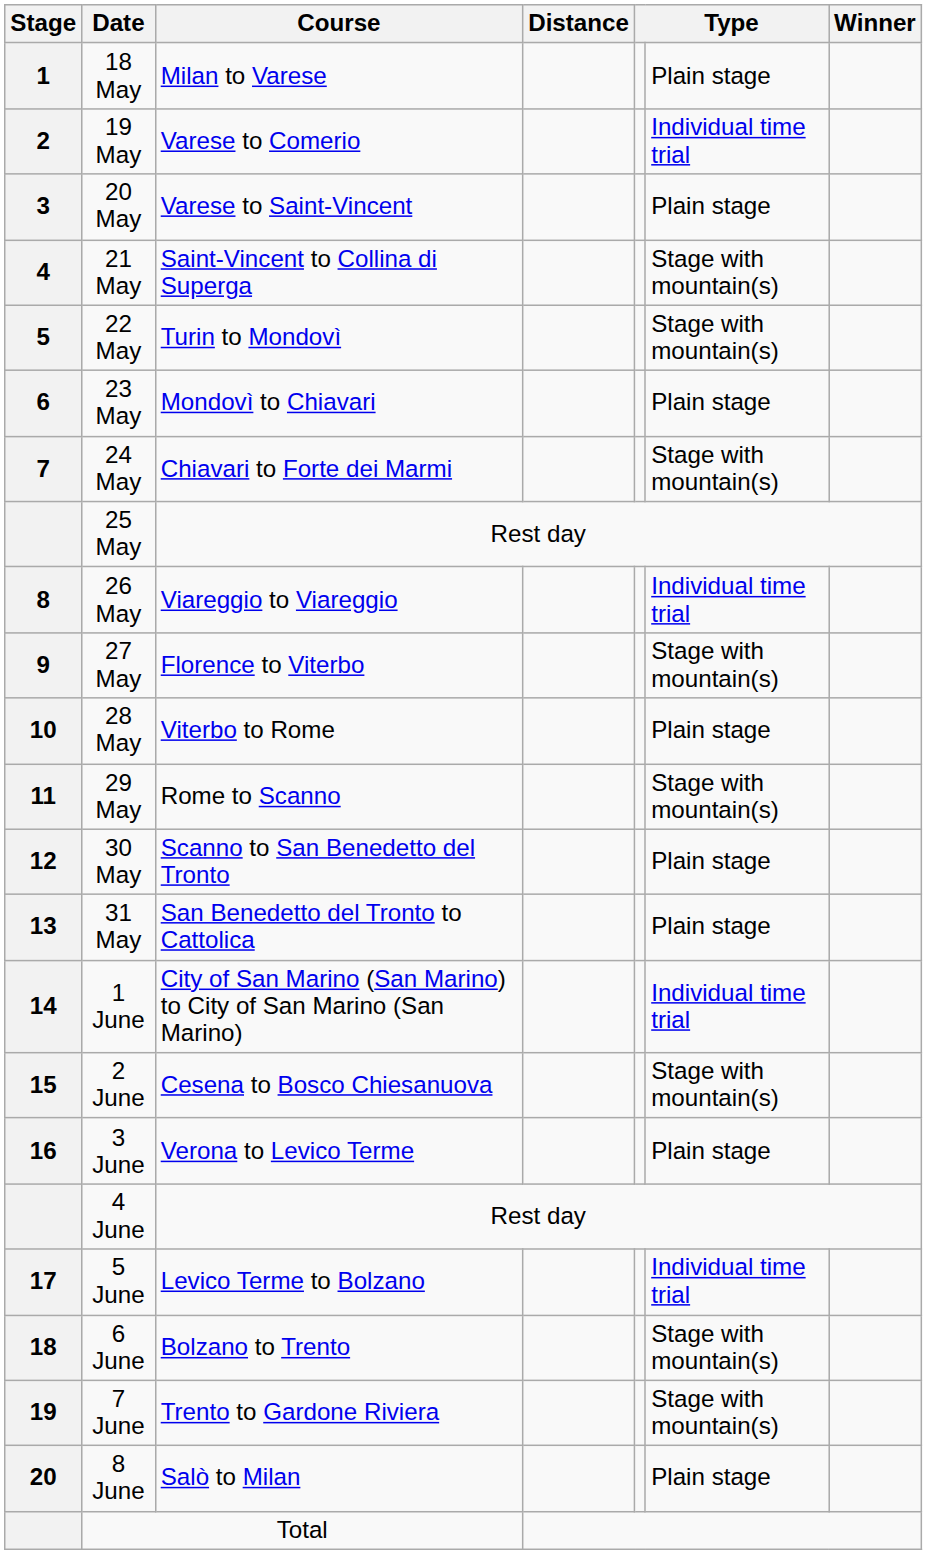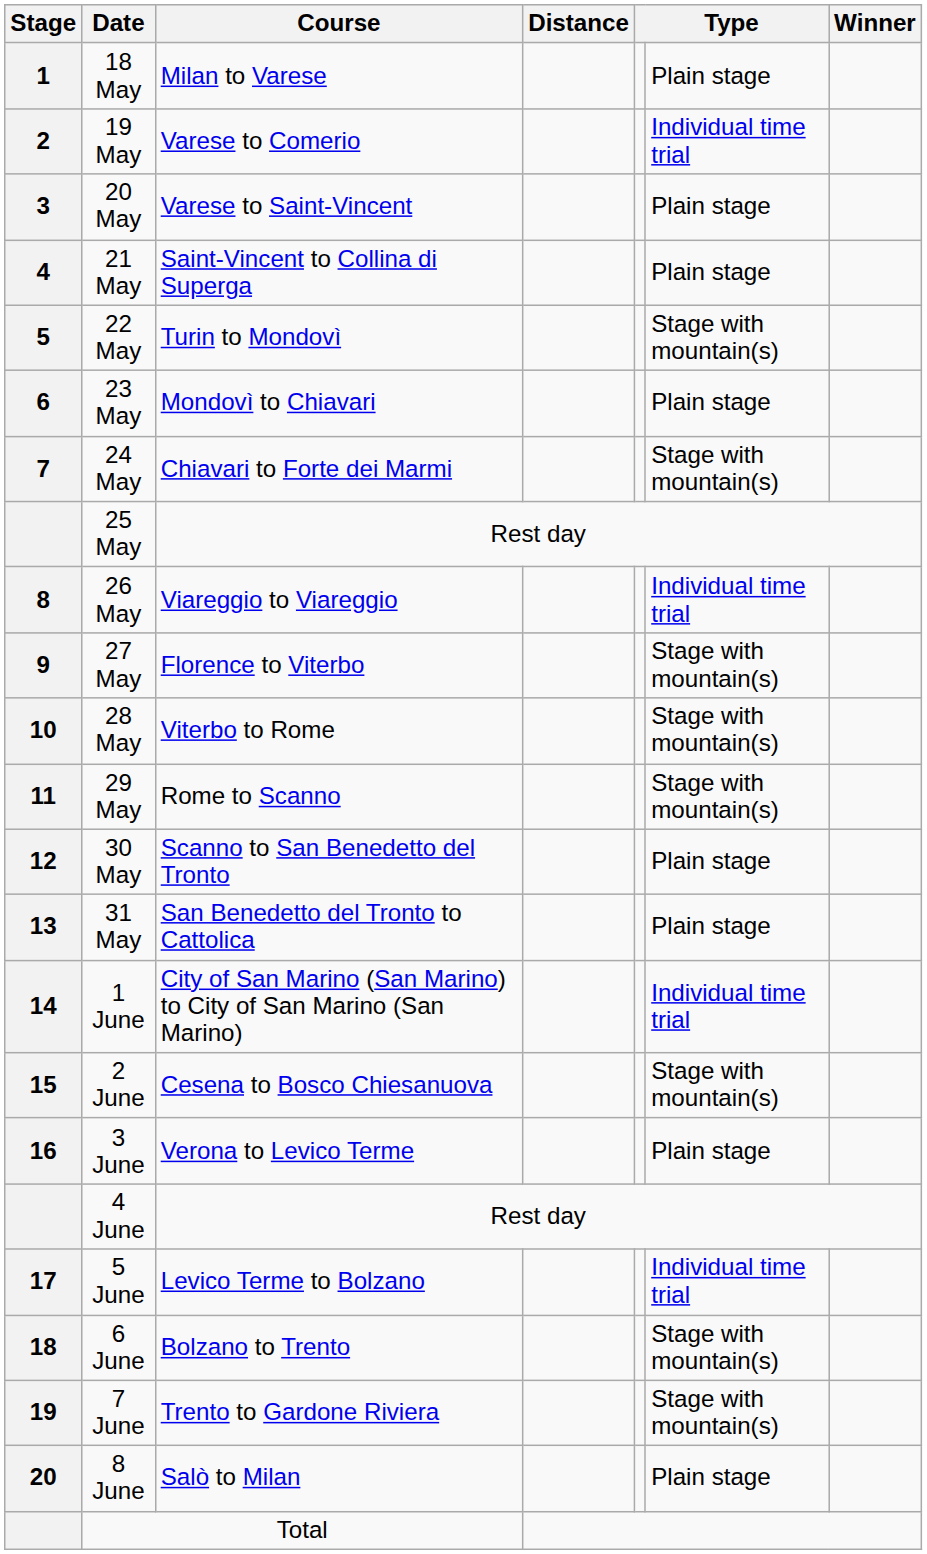(715, 272) Stage with mountain(s) -> (711, 272) Plain stage
(711, 730) Plain stage -> (715, 730) Stage with mountain(s)
